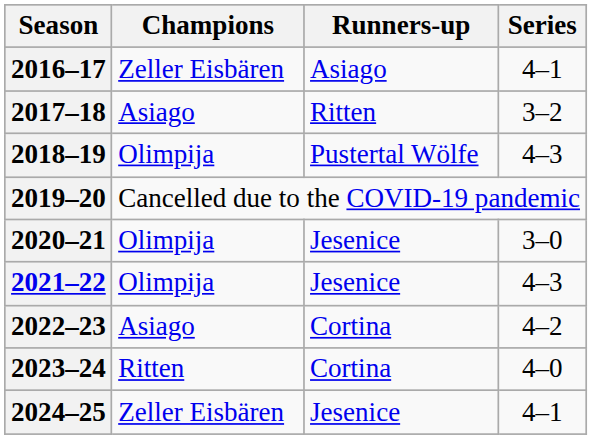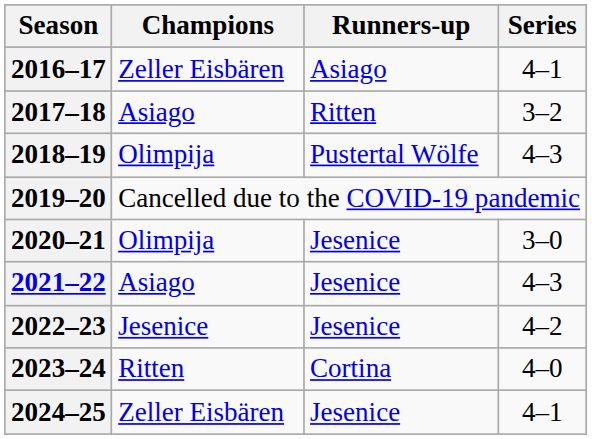(166, 283) Olimpija -> (156, 283) Asiago
(156, 326) Asiago -> (163, 326) Jesenice
(351, 326) Cortina -> (355, 326) Jesenice
